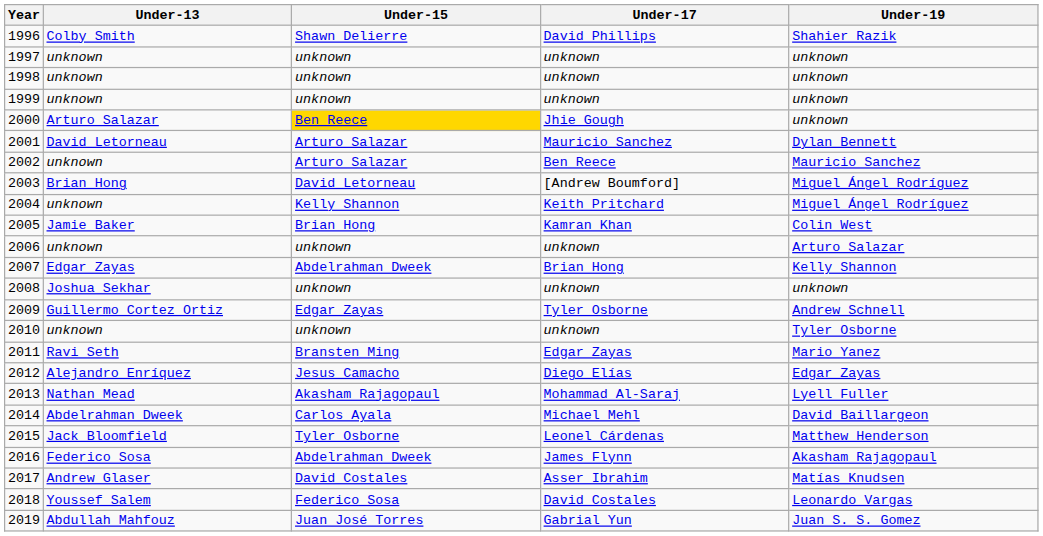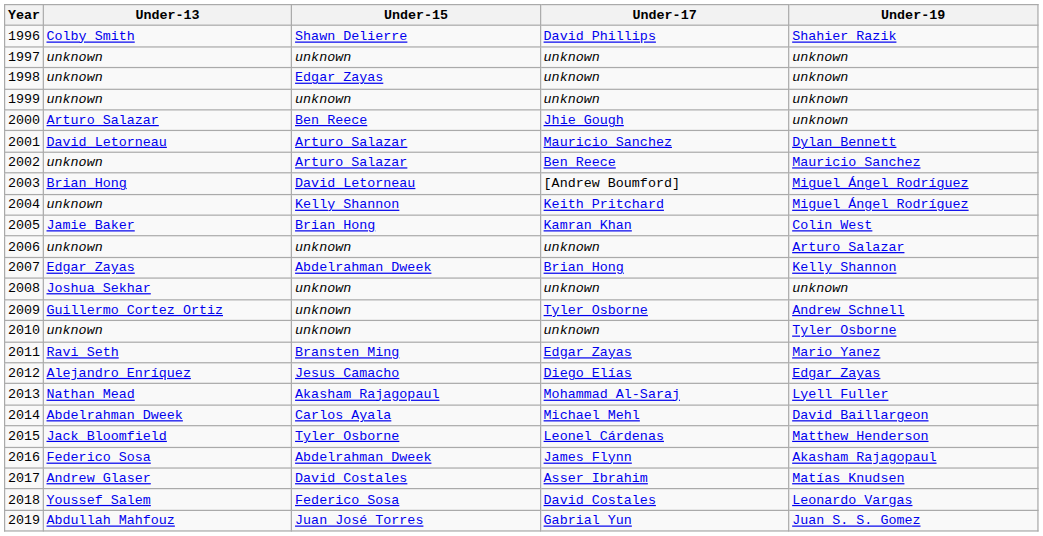(323, 78) unknown -> (339, 78) Edgar Zayas
(331, 120) gold background -> (331, 120) no background
(339, 310) Edgar Zayas -> (323, 310) unknown
